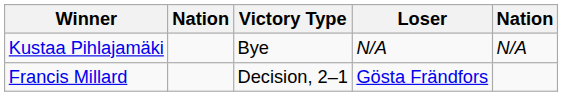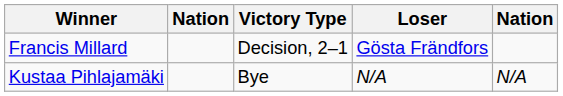rows swapped: (68, 76) <-> (86, 47)
